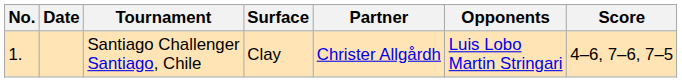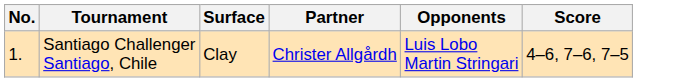- column: (61, 17)
